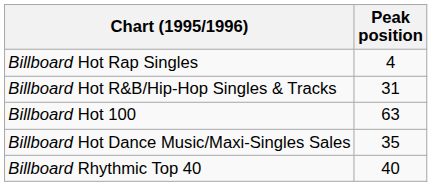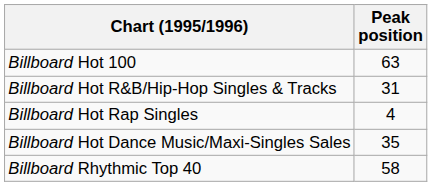rows swapped: (72, 115) <-> (103, 62)
(391, 168) 40 -> (391, 168) 58
